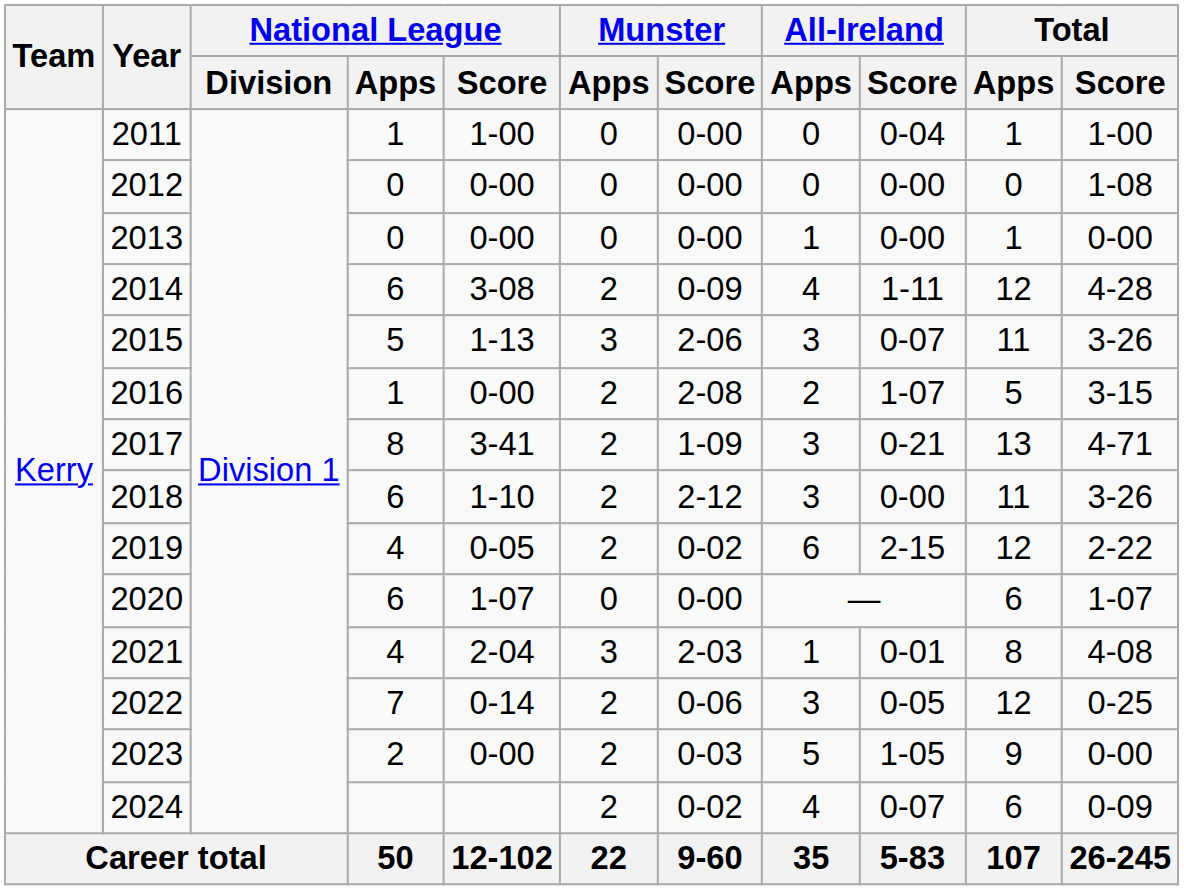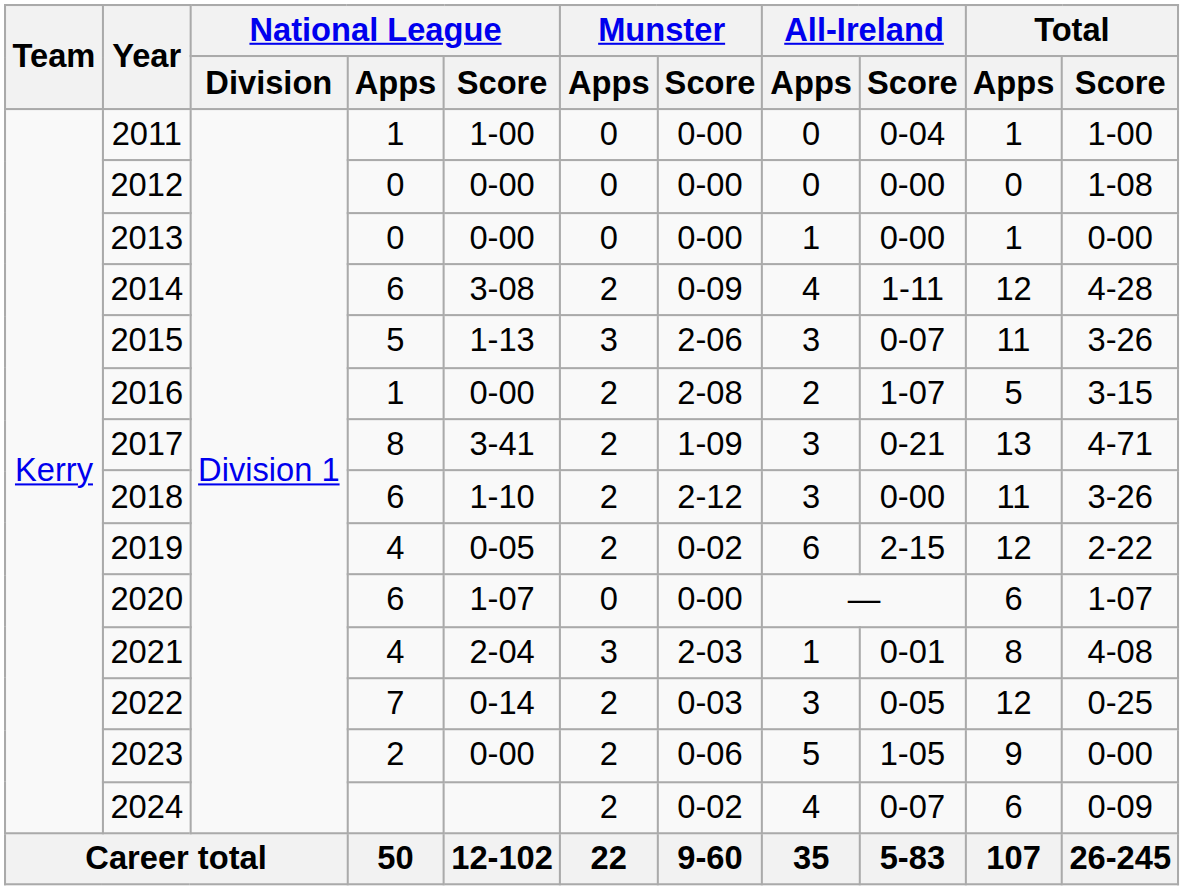(710, 703) 0-06 -> (710, 703) 0-03
(710, 755) 0-03 -> (710, 755) 0-06
